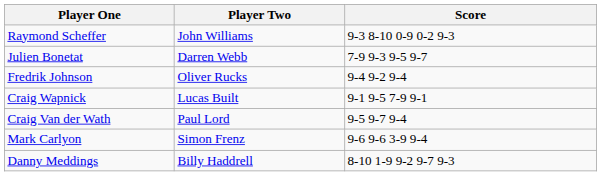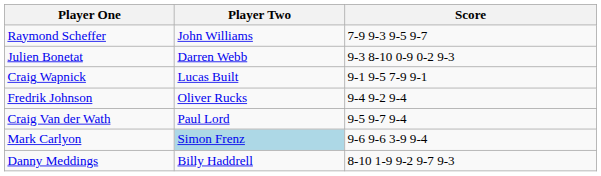(401, 35) 9-3 8-10 0-9 0-2 9-3 -> (387, 35) 7-9 9-3 9-5 9-7
(387, 56) 7-9 9-3 9-5 9-7 -> (401, 56) 9-3 8-10 0-9 0-2 9-3
rows swapped: (50, 77) <-> (47, 98)
(211, 139) no background -> (211, 139) lightblue background
